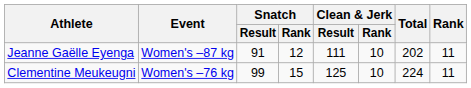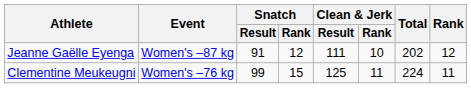(448, 53) 11 -> (448, 53) 12
(377, 73) 10 -> (377, 73) 11
